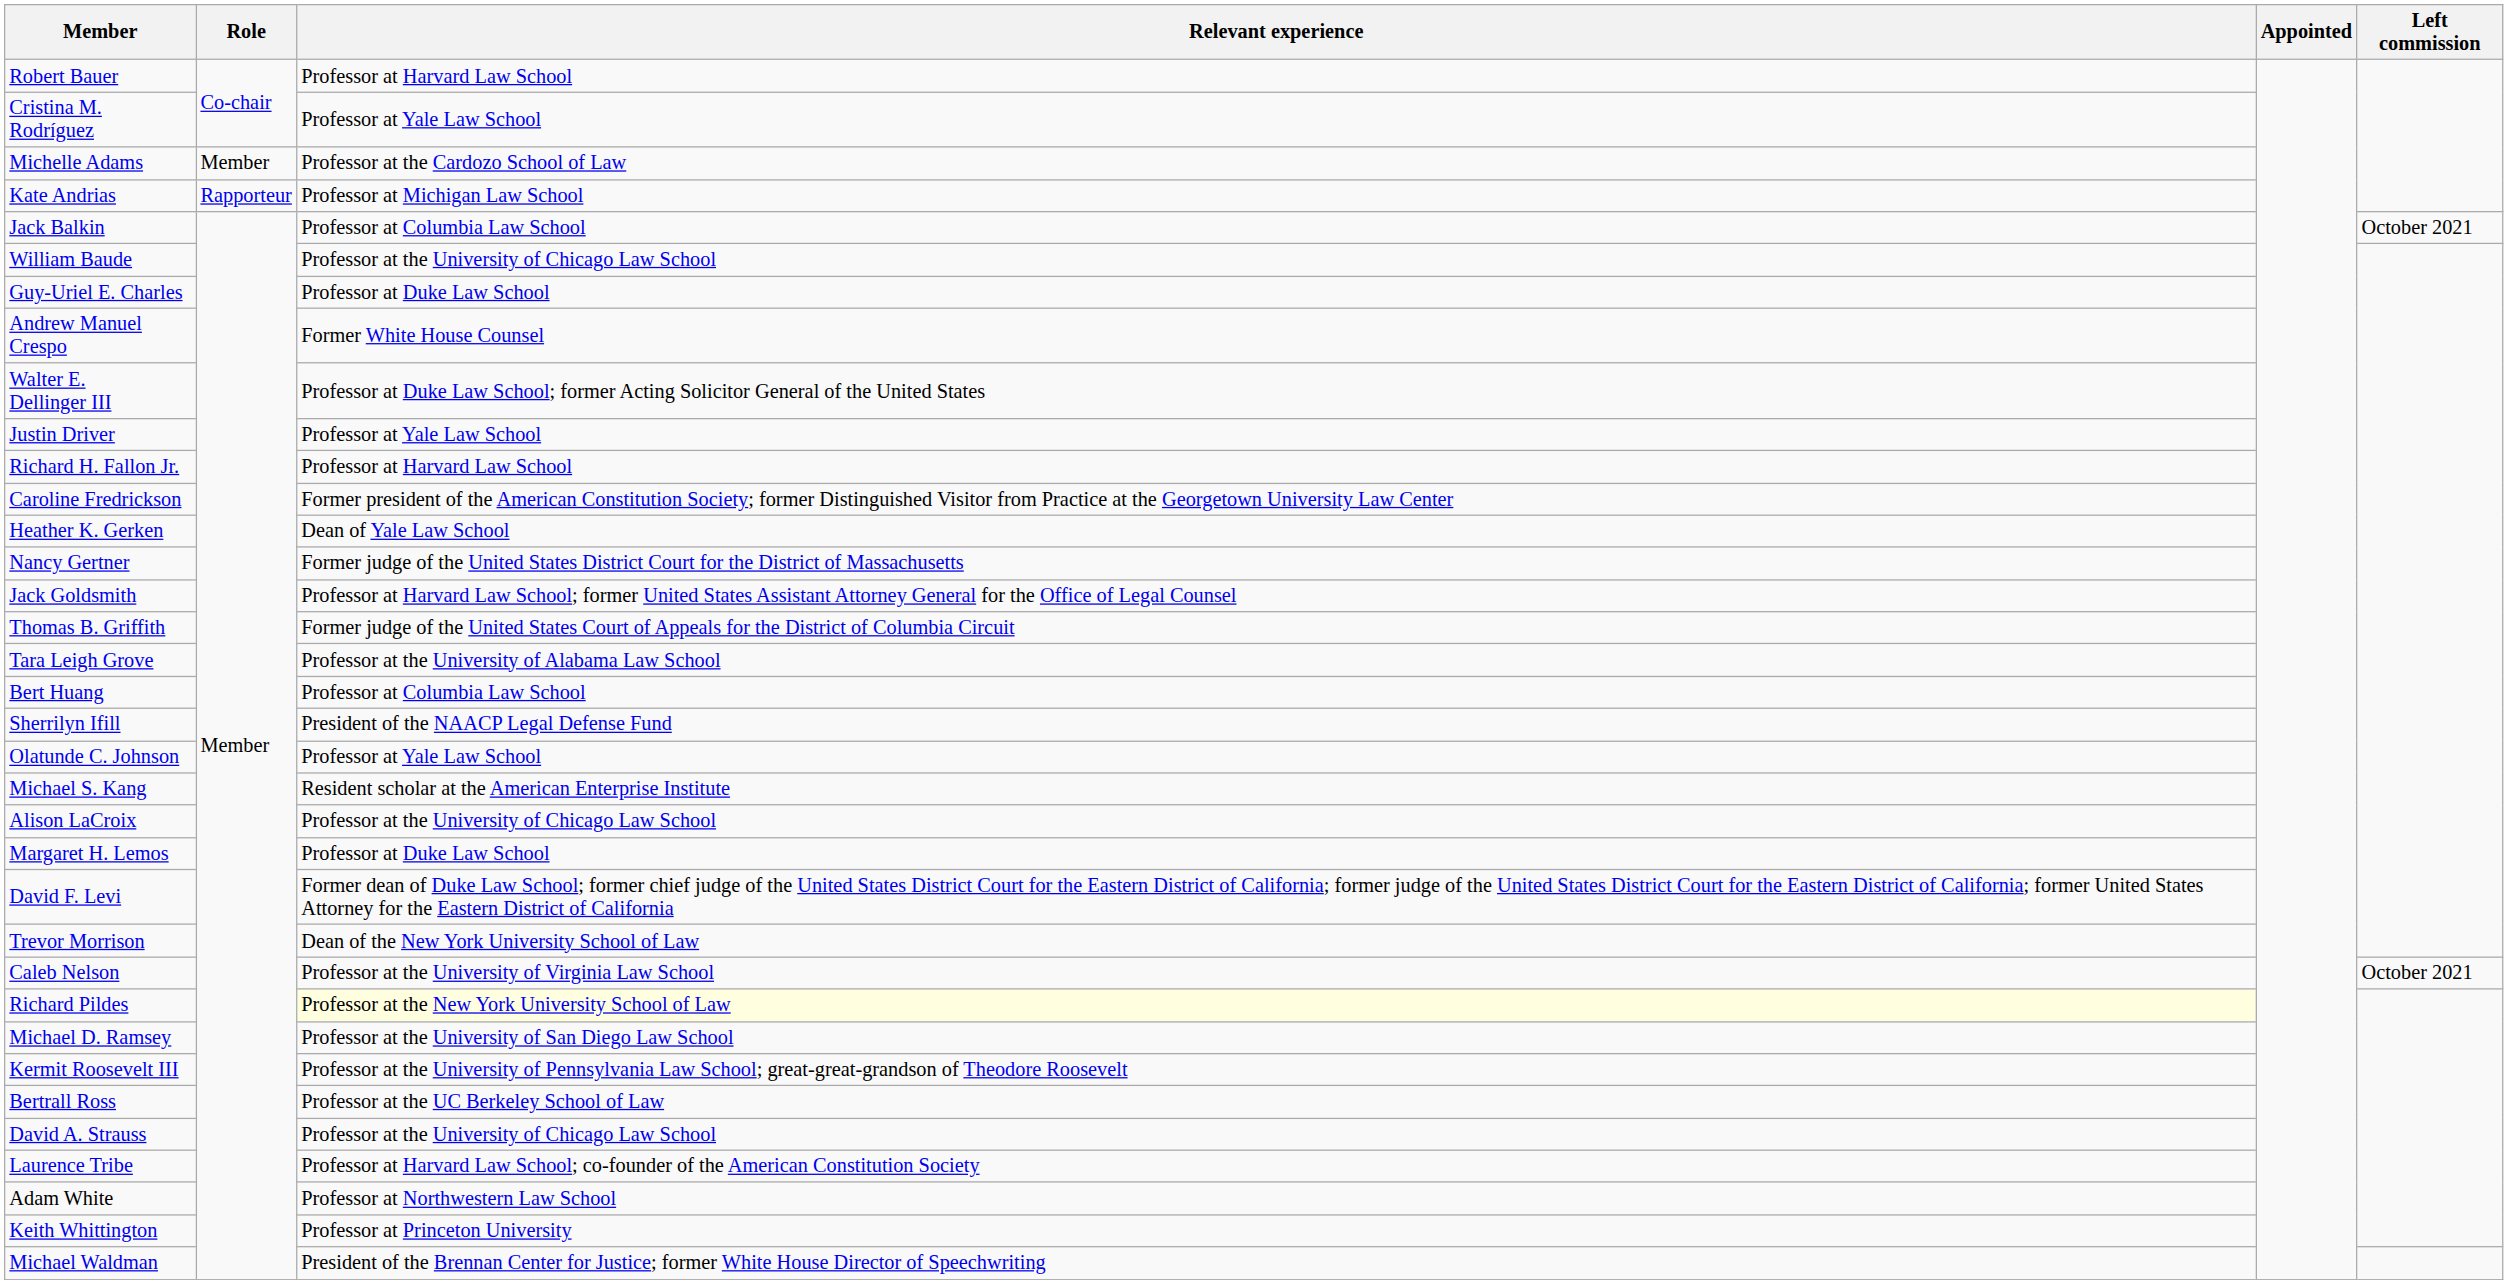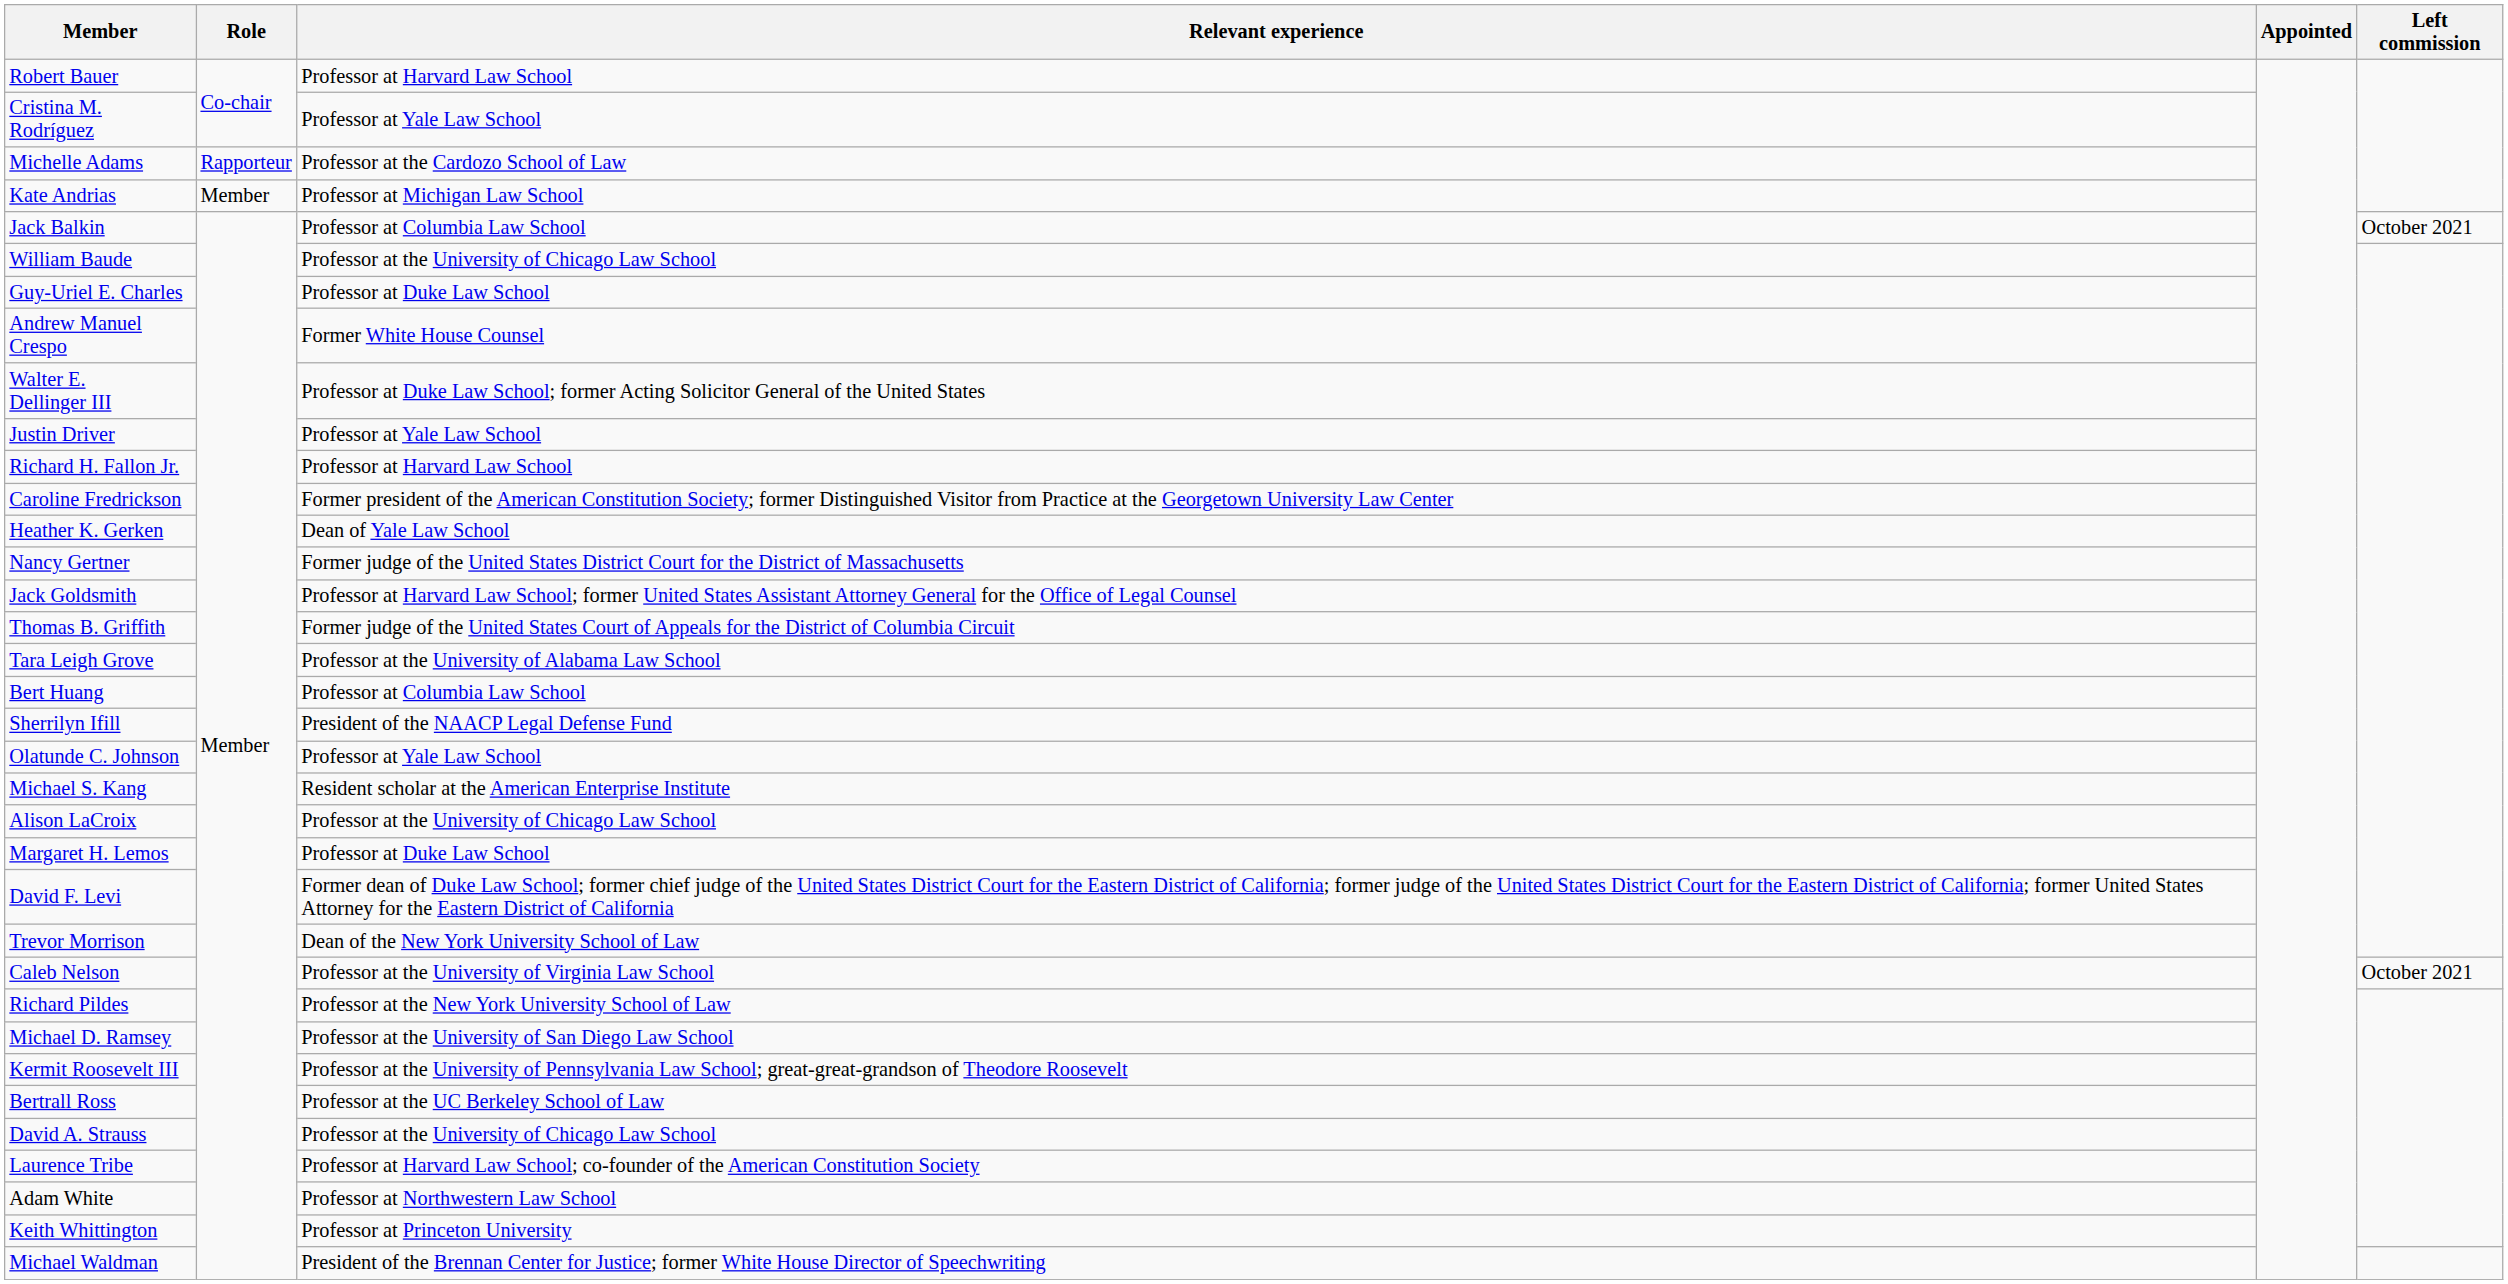(235, 163) Member -> (246, 163) Rapporteur
(246, 195) Rapporteur -> (235, 195) Member
(516, 1005) lightyellow background -> (516, 1005) no background
